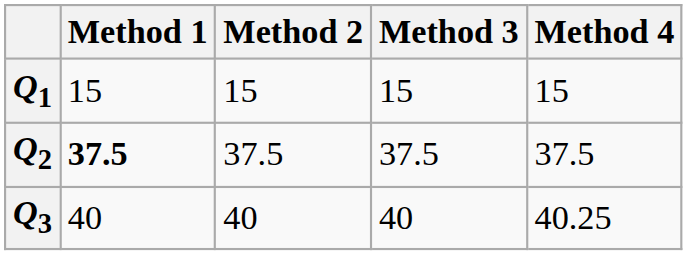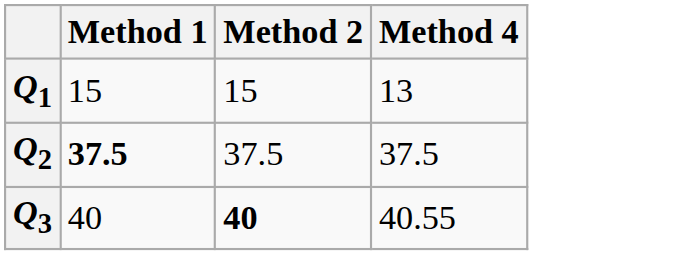- column: (449, 31)
(552, 90) 15 -> (396, 90) 13
(240, 216) normal -> (240, 216) bold
(573, 216) 40.25 -> (417, 216) 40.55
